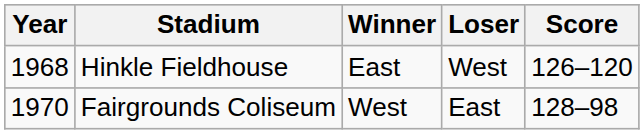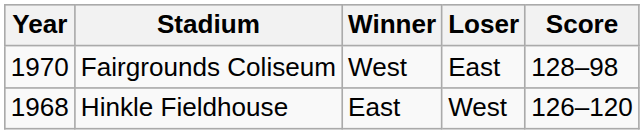rows swapped: (185, 66) <-> (208, 107)
